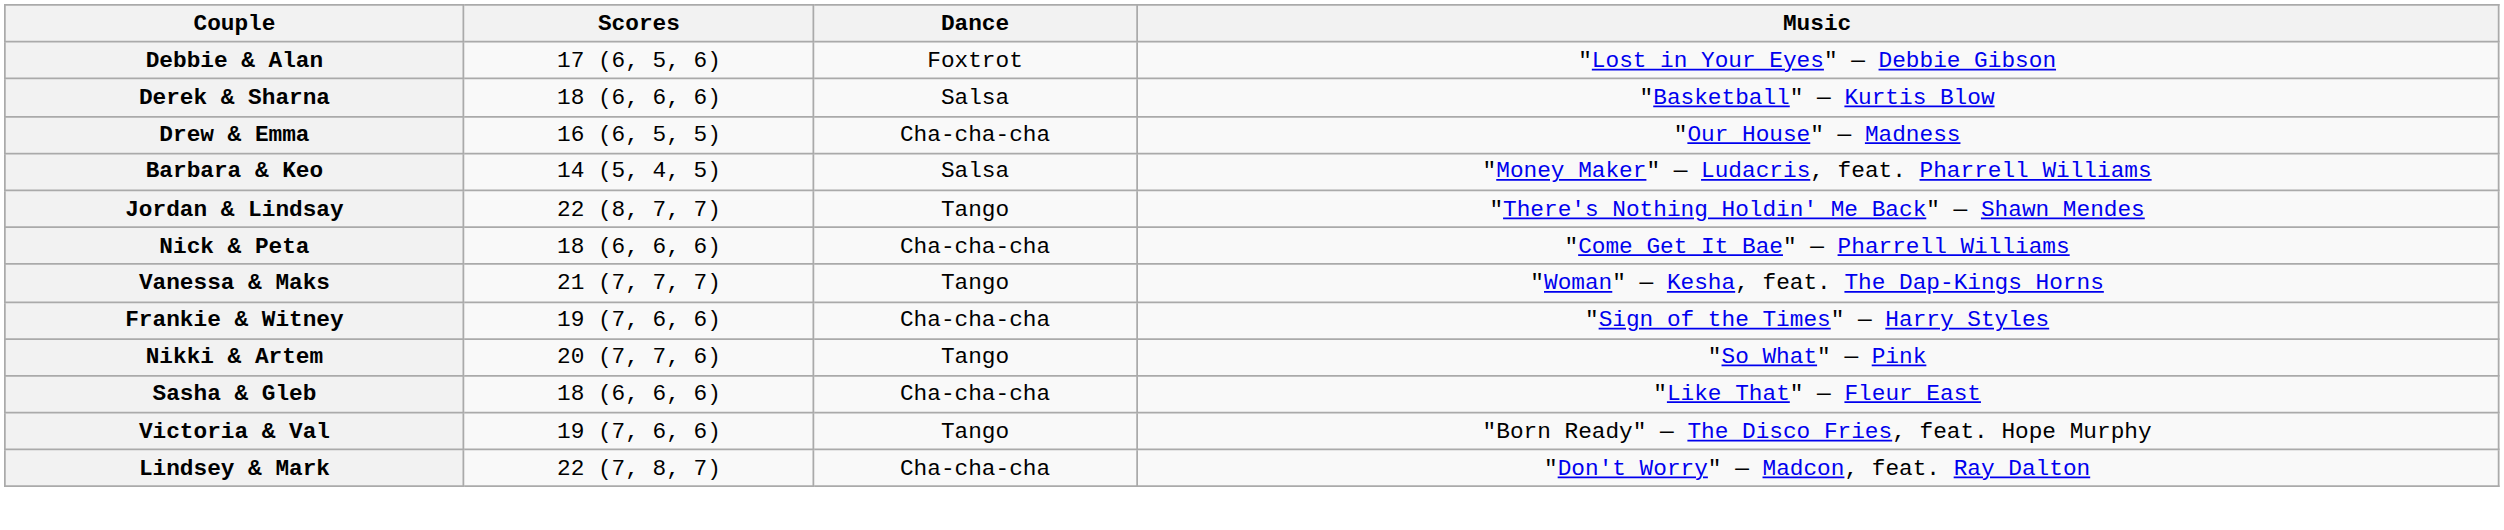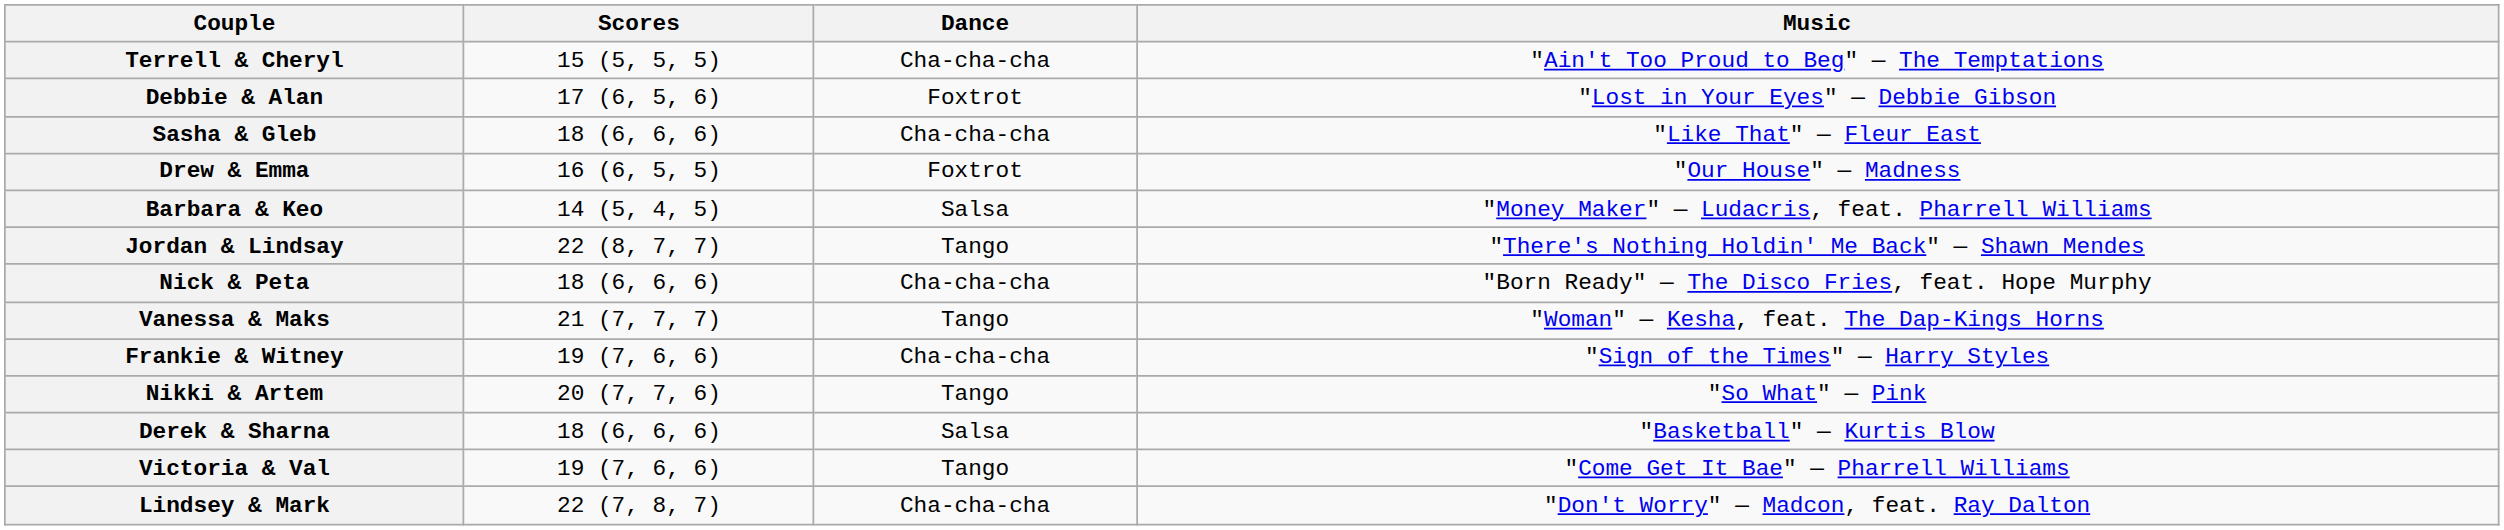+ row: (234, 60)
rows swapped: (234, 394) <-> (234, 98)
(975, 135) Cha-cha-cha -> (975, 172) Foxtrot
(1817, 246) "Come Get It Bae" — Pharrell Williams -> (1817, 283) "Born Ready" — The Disco Fries, feat. Hope Murphy
(1817, 431) "Born Ready" — The Disco Fries, feat. Hope Murphy -> (1817, 468) "Come Get It Bae" — Pharrell Williams
